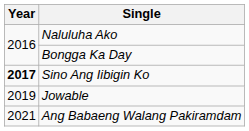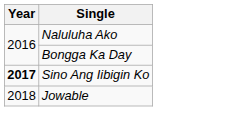(22, 95) 2019 -> (22, 95) 2018
- row: (142, 116)
